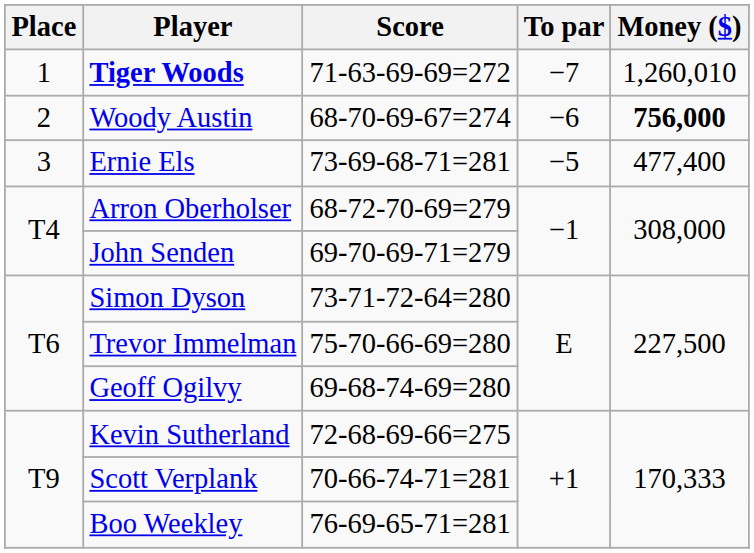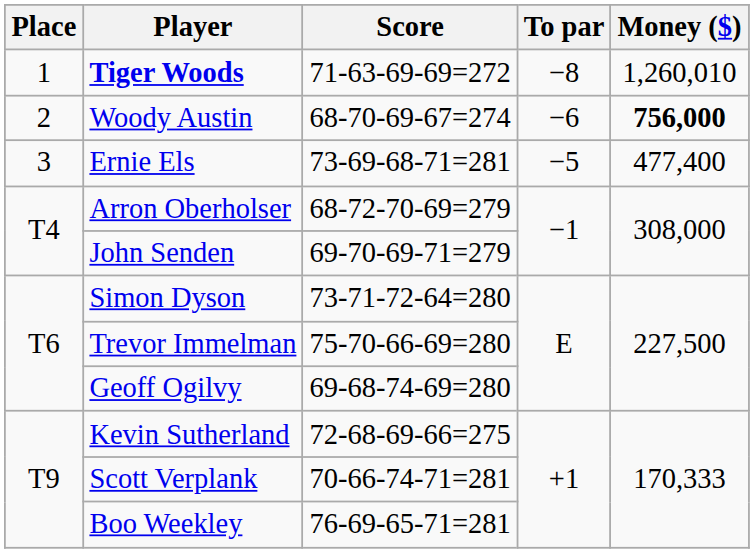(564, 72) −7 -> (564, 72) −8
